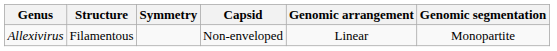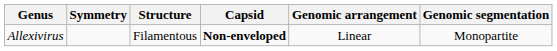columns swapped: (102, 14) <-> (168, 14)
(243, 35) normal -> (245, 35) bold
